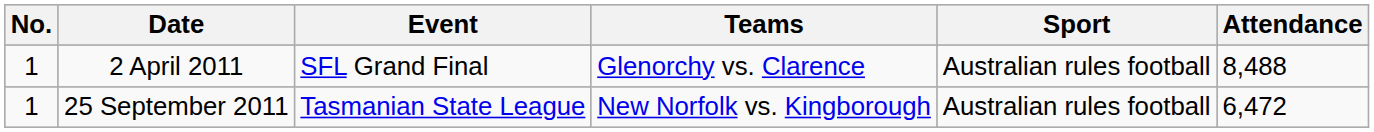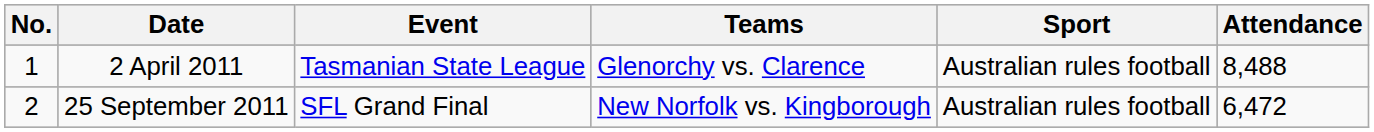(394, 65) SFL Grand Final -> (443, 65) Tasmanian State League
(31, 106) 1 -> (31, 106) 2
(443, 106) Tasmanian State League -> (394, 106) SFL Grand Final
